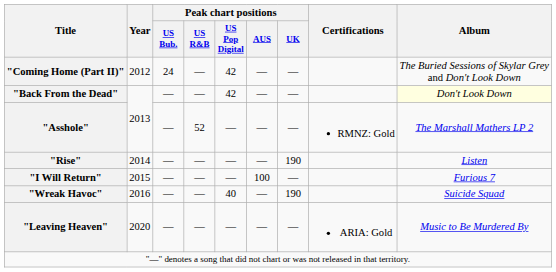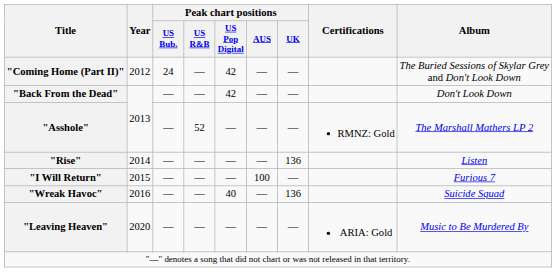(474, 94) lightyellow background -> (474, 94) no background
(293, 160) 190 -> (293, 160) 136
(293, 194) 190 -> (293, 194) 136
